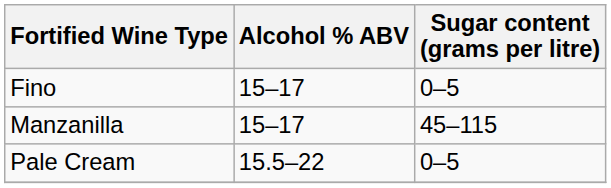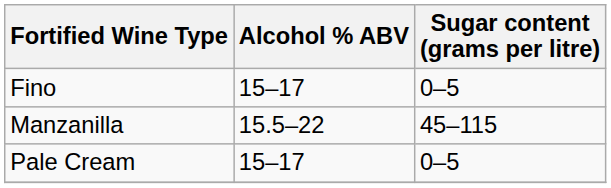(272, 125) 15–17 -> (282, 125) 15.5–22
(282, 162) 15.5–22 -> (272, 162) 15–17
